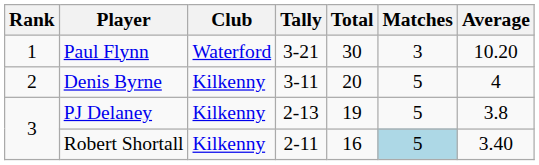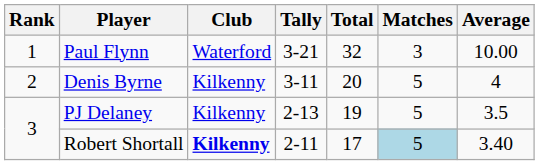(352, 50) 30 -> (352, 50) 32
(496, 50) 10.20 -> (496, 50) 10.00
(496, 112) 3.8 -> (496, 112) 3.5
(229, 143) normal -> (231, 143) bold
(352, 143) 16 -> (352, 143) 17
